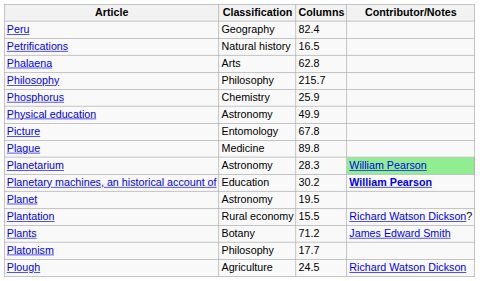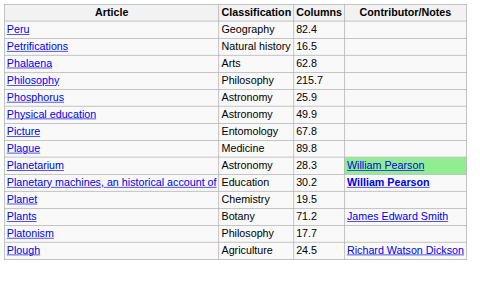(246, 98) Chemistry -> (247, 98) Astronomy
(247, 200) Astronomy -> (246, 200) Chemistry
- row: (31, 217)
